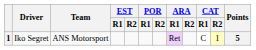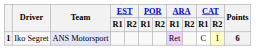(81, 38) no background -> (81, 38) lavender background
(237, 38) 5 -> (237, 38) 6
